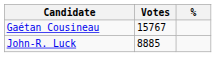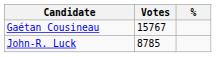(149, 44) 8885 -> (149, 44) 8785
